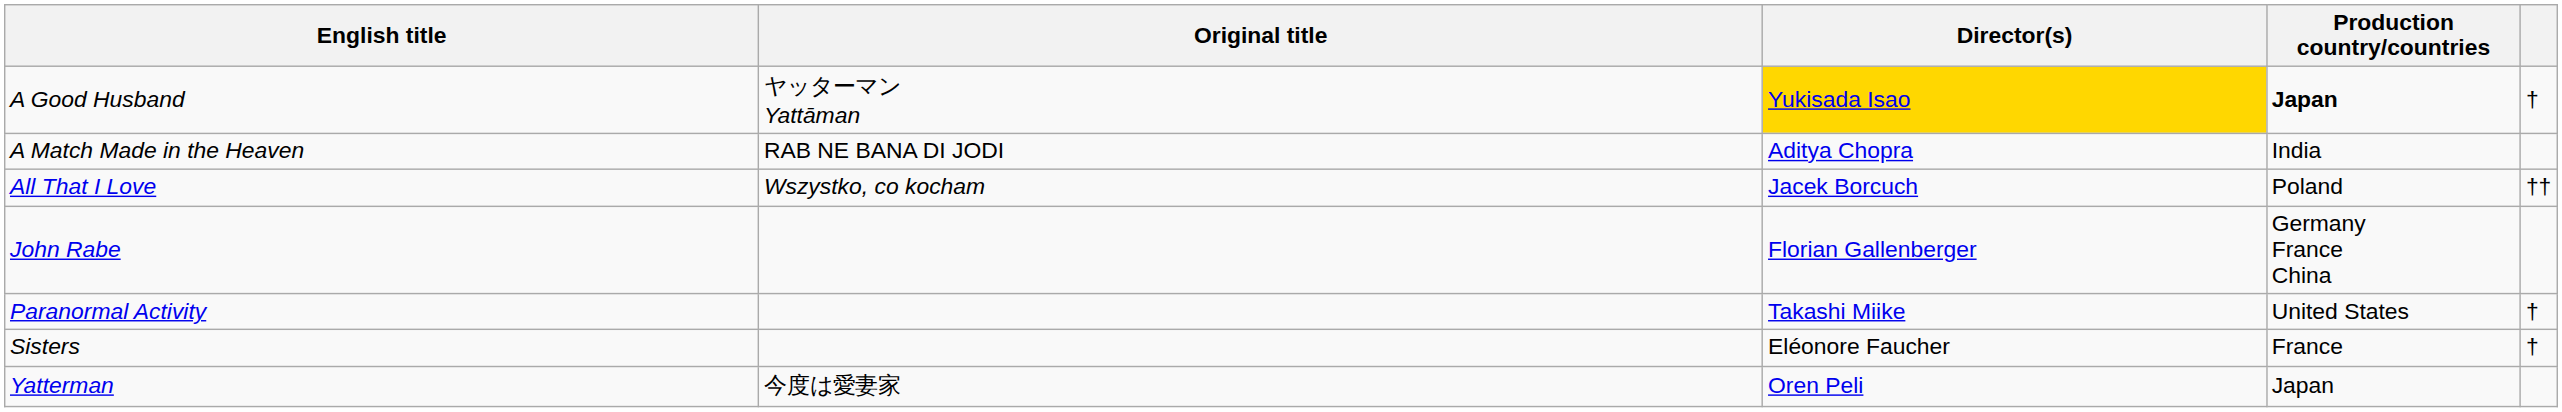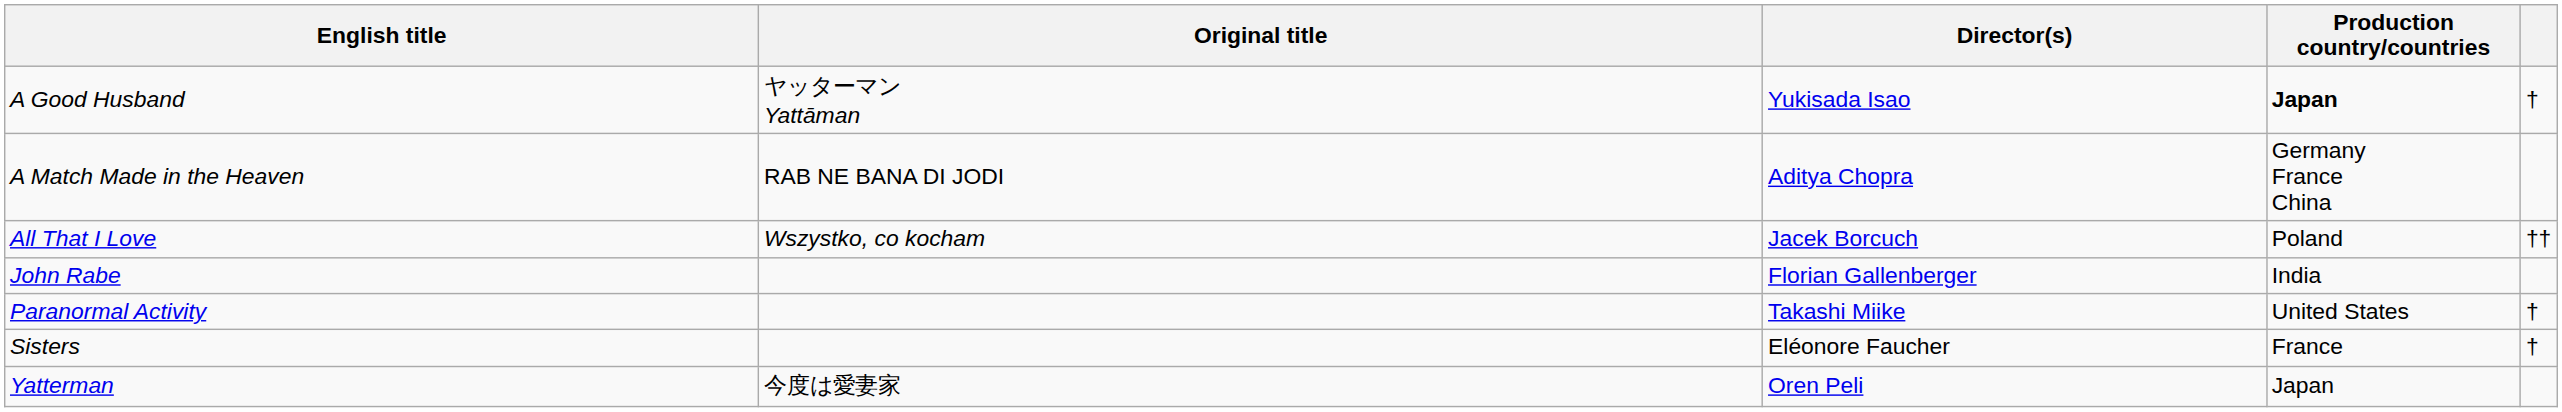(1839, 99) gold background -> (1839, 99) no background
(2296, 150) India -> (2319, 176) Germany France China
(2319, 249) Germany France China -> (2296, 275) India
